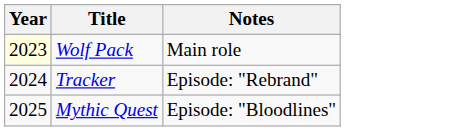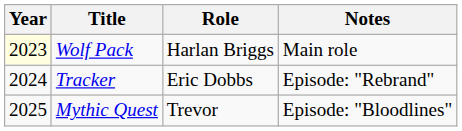+ column: (220, 19)
